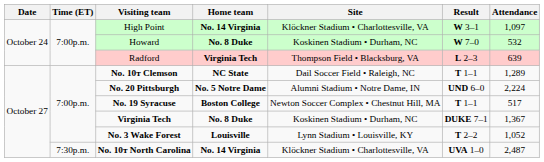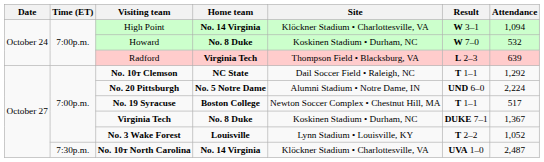(515, 27) 1,097 -> (515, 27) 1,094
(515, 73) 1,289 -> (515, 73) 1,292
